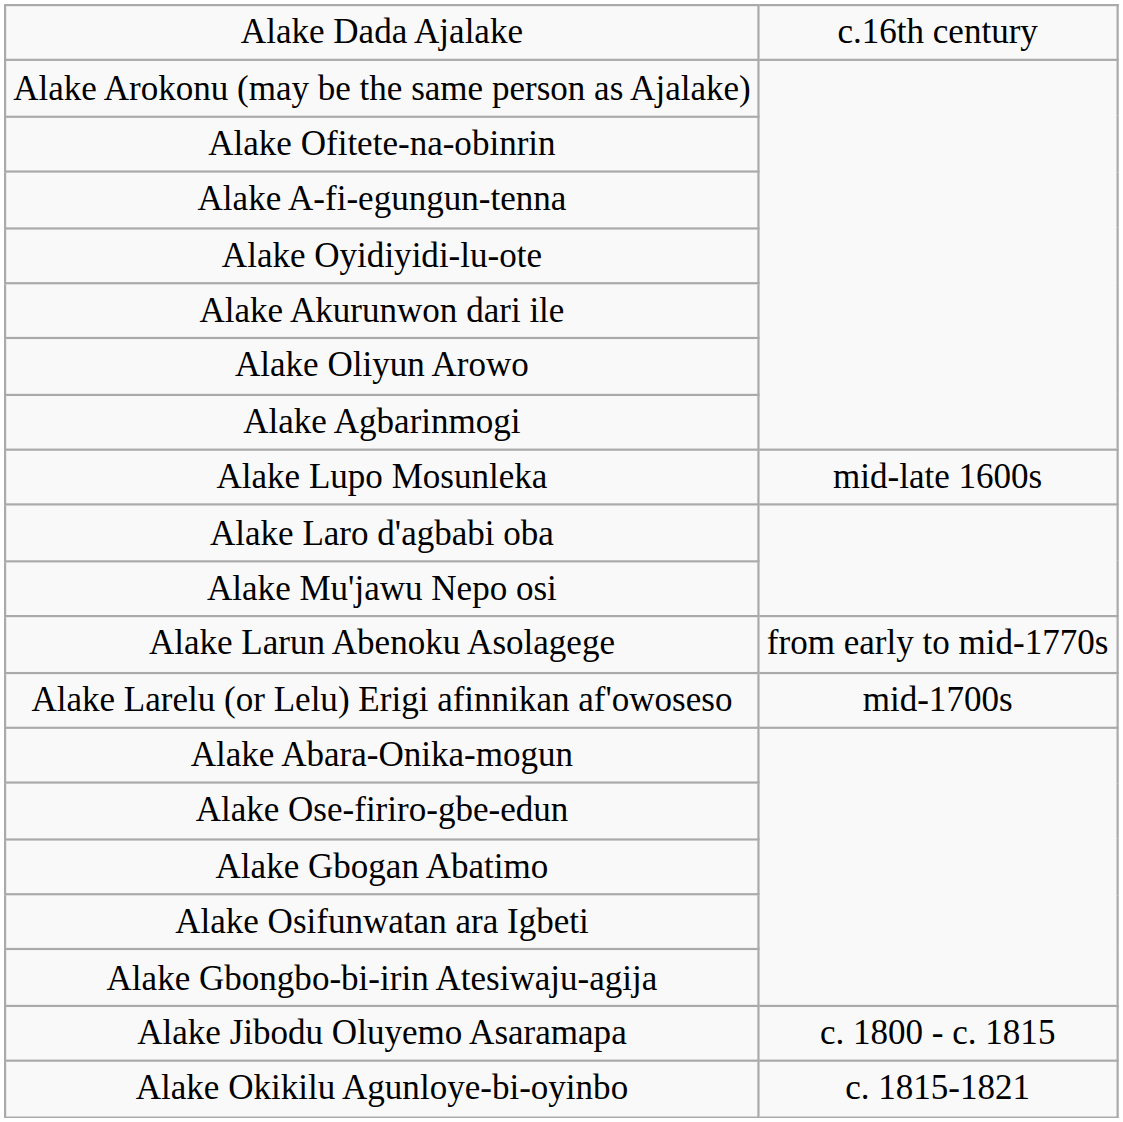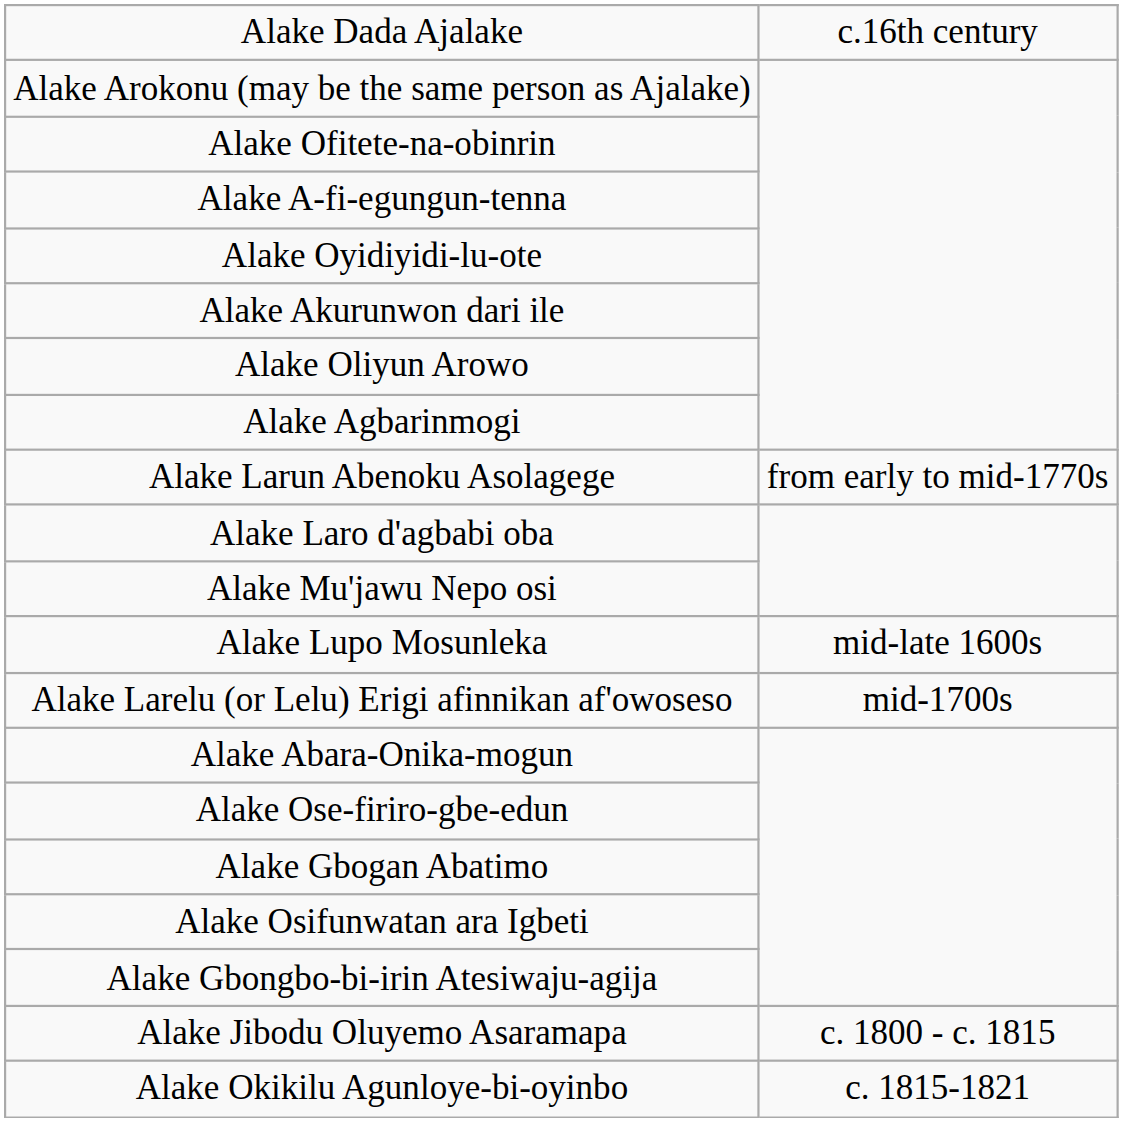rows swapped: (382, 476) <-> (382, 643)
